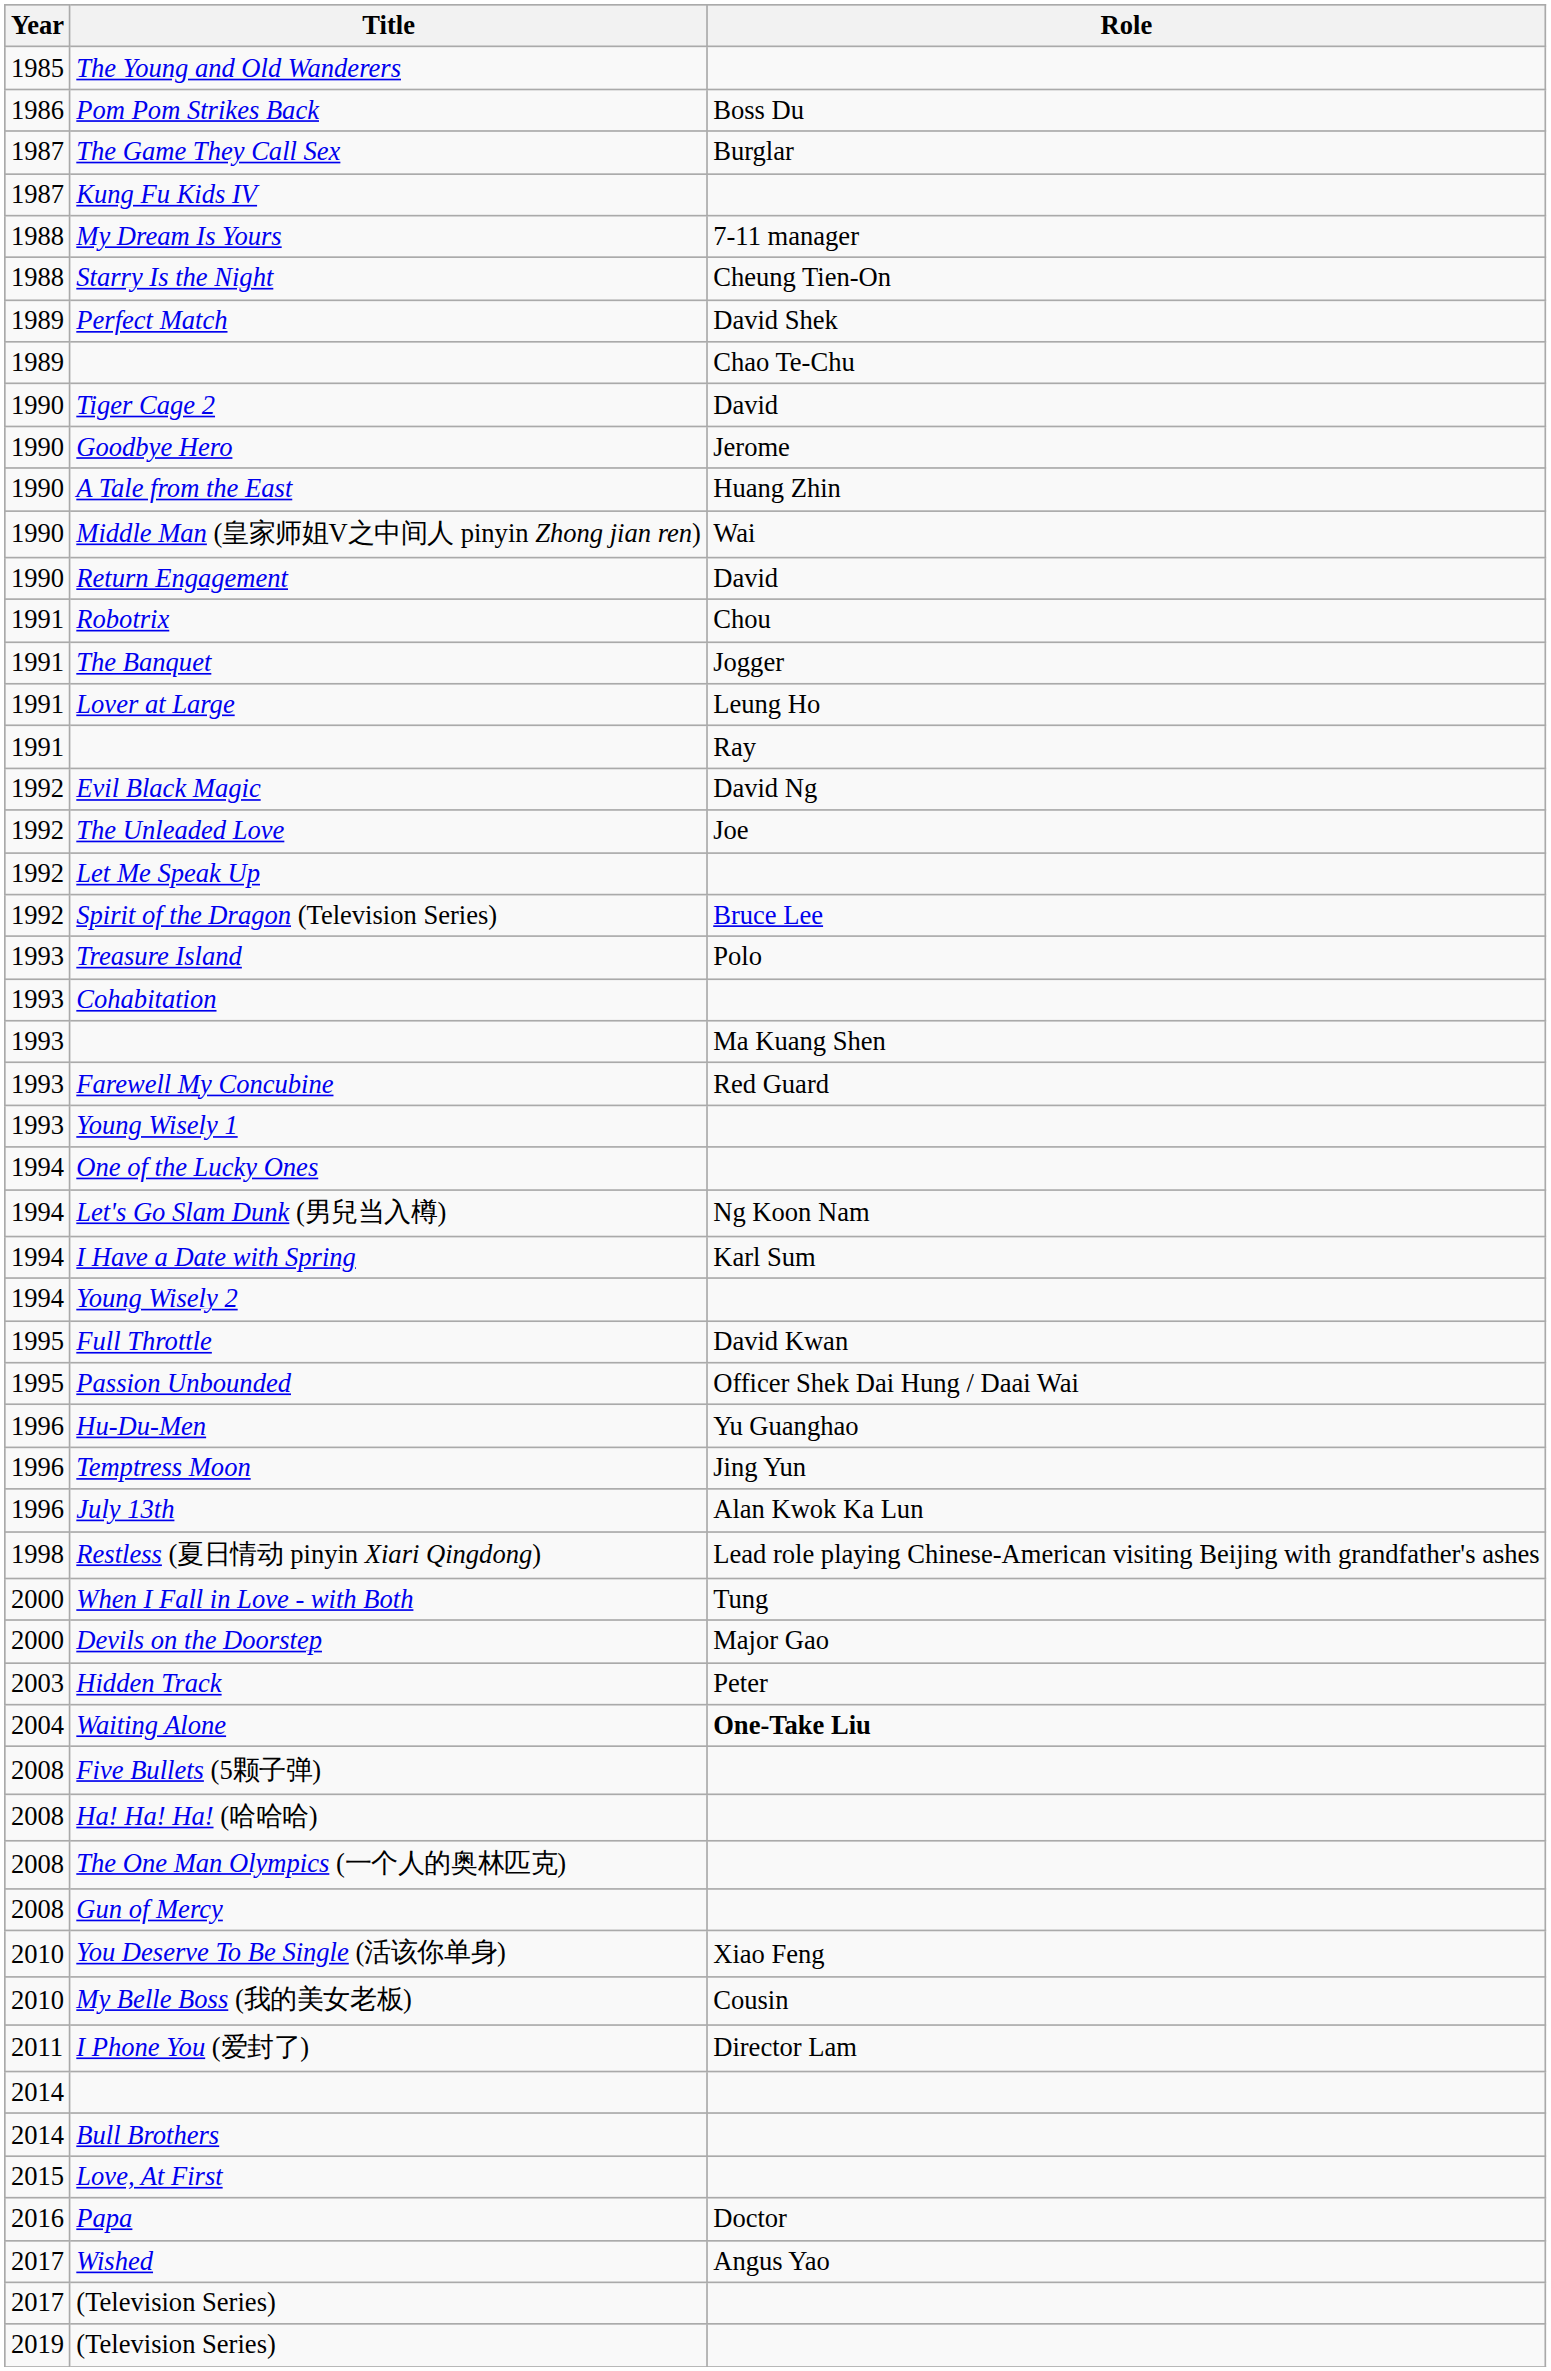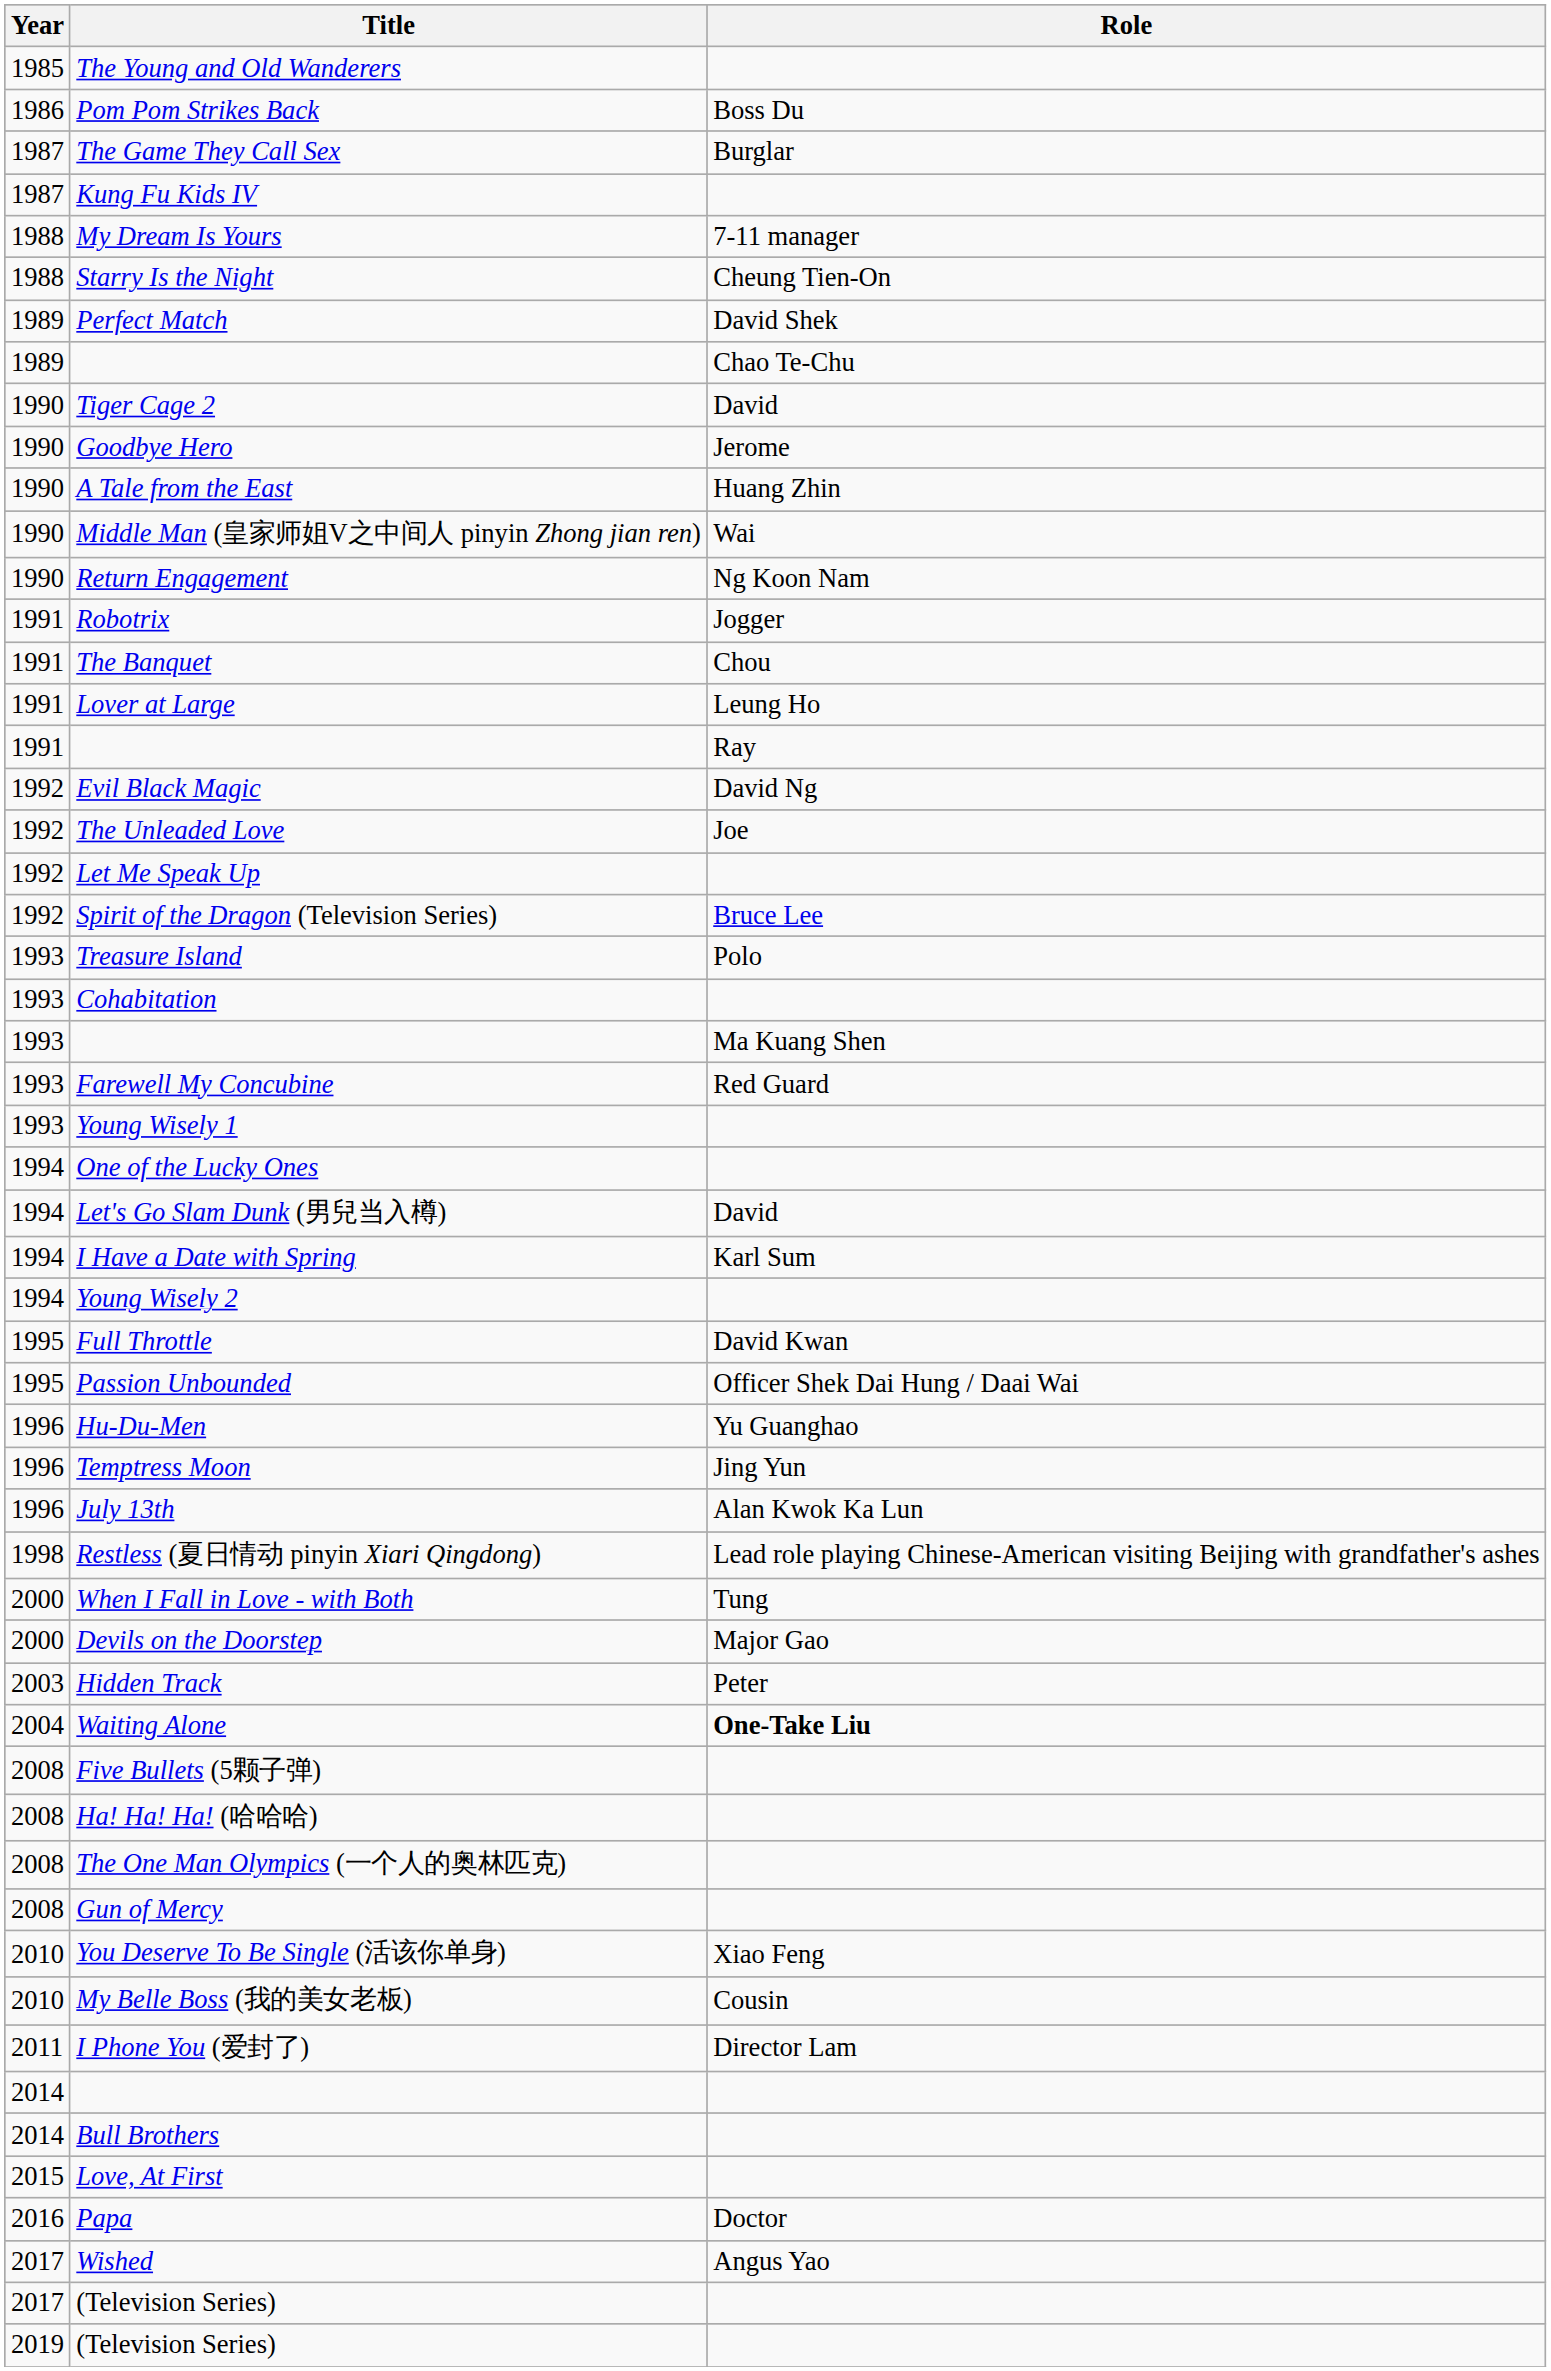(746, 578) David -> (791, 578) Ng Koon Nam
(742, 620) Chou -> (749, 620) Jogger
(749, 662) Jogger -> (742, 662) Chou
(791, 1212) Ng Koon Nam -> (746, 1212) David
